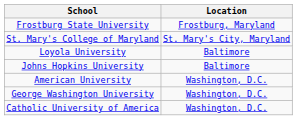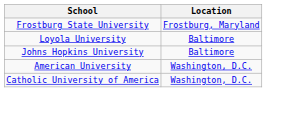- row: (83, 39)
- row: (83, 94)
